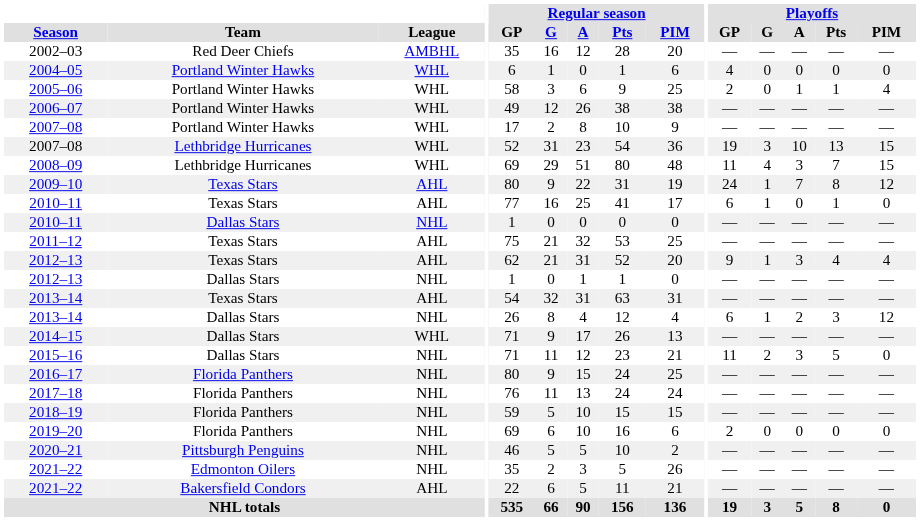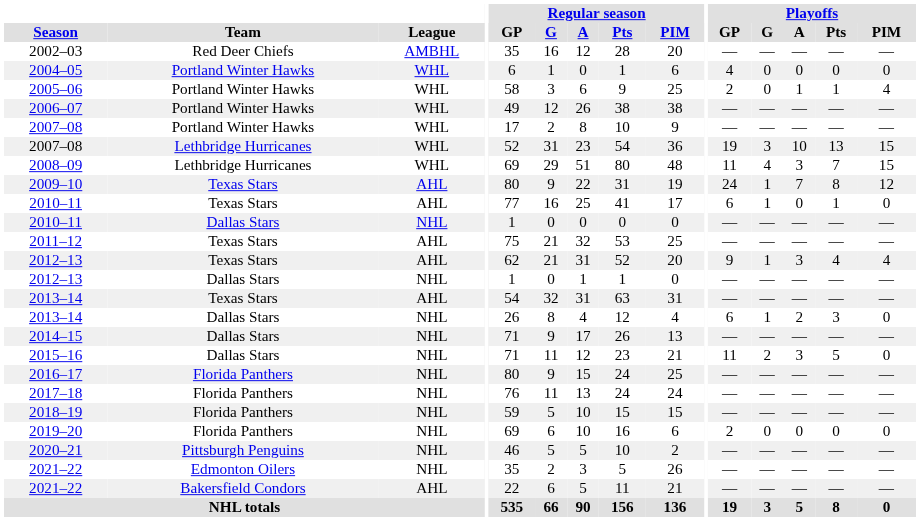(886, 317) 12 -> (886, 317) 0
(432, 336) WHL -> (432, 336) NHL
